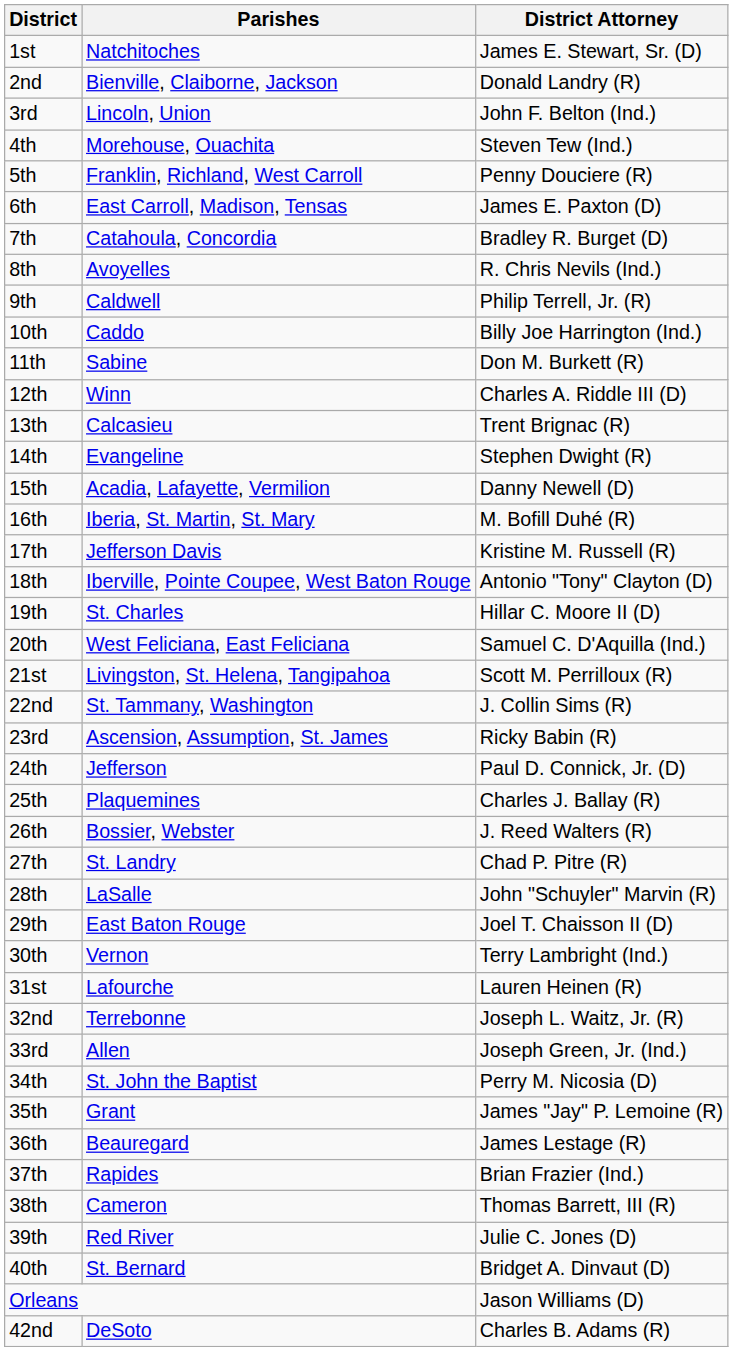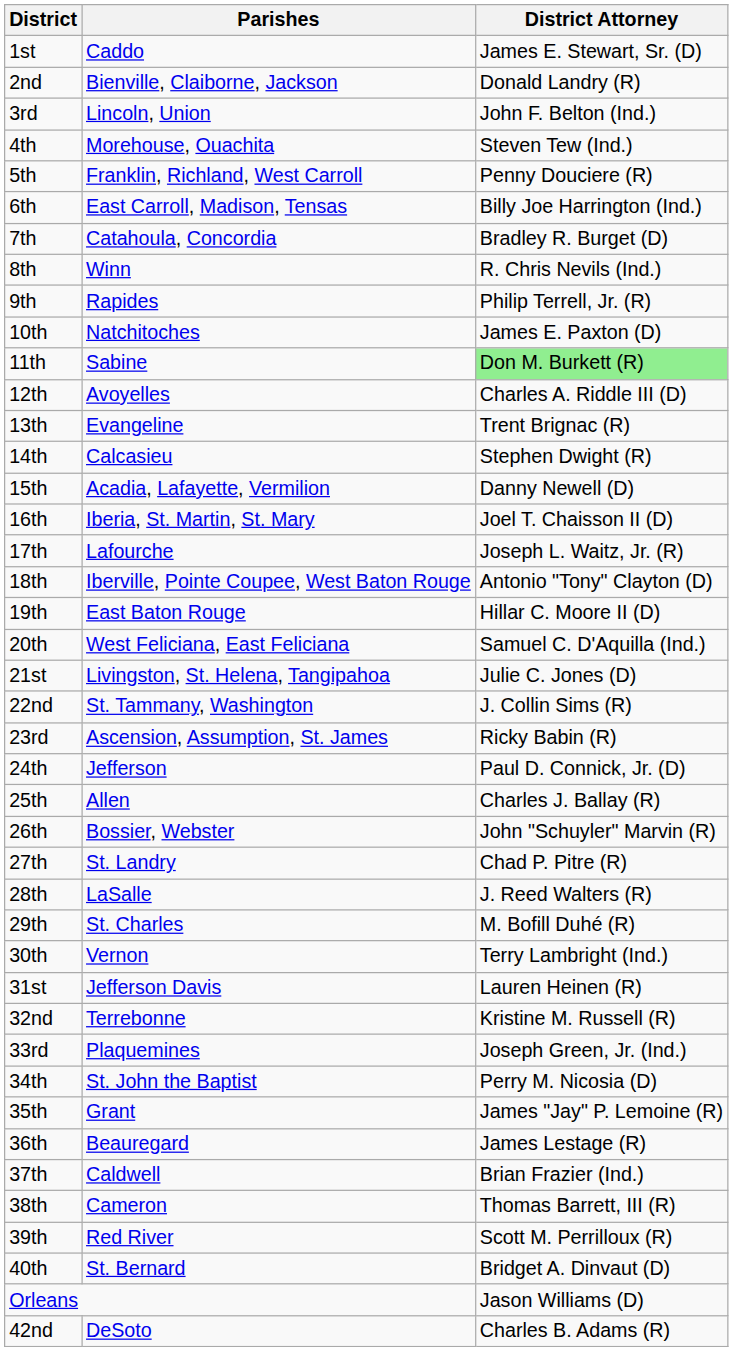(143, 51) Natchitoches -> (115, 51) Caddo
(571, 207) James E. Paxton (D) -> (591, 207) Billy Joe Harrington (Ind.)
(128, 269) Avoyelles -> (108, 269) Winn
(123, 301) Caldwell -> (122, 301) Rapides
(115, 332) Caddo -> (143, 332) Natchitoches
(591, 332) Billy Joe Harrington (Ind.) -> (571, 332) James E. Paxton (D)
(562, 363) no background -> (562, 363) lightgreen background
(108, 394) Winn -> (128, 394) Avoyelles
(129, 425) Calcasieu -> (135, 425) Evangeline
(135, 457) Evangeline -> (129, 457) Calcasieu
(557, 519) M. Bofill Duhé (R) -> (576, 519) Joel T. Chaisson II (D)
(154, 550) Jefferson Davis -> (130, 550) Lafourche
(578, 550) Kristine M. Russell (R) -> (582, 550) Joseph L. Waitz, Jr. (R)
(135, 613) St. Charles -> (166, 613) East Baton Rouge
(576, 675) Scott M. Perrilloux (R) -> (558, 675) Julie C. Jones (D)
(143, 800) Plaquemines -> (108, 800) Allen
(566, 831) J. Reed Walters (R) -> (598, 831) John "Schuyler" Marvin (R)
(598, 894) John "Schuyler" Marvin (R) -> (566, 894) J. Reed Walters (R)
(166, 925) East Baton Rouge -> (135, 925) St. Charles
(576, 925) Joel T. Chaisson II (D) -> (557, 925) M. Bofill Duhé (R)
(130, 987) Lafourche -> (154, 987) Jefferson Davis
(582, 1018) Joseph L. Waitz, Jr. (R) -> (578, 1018) Kristine M. Russell (R)
(108, 1050) Allen -> (143, 1050) Plaquemines
(122, 1174) Rapides -> (123, 1174) Caldwell
(558, 1237) Julie C. Jones (D) -> (576, 1237) Scott M. Perrilloux (R)
